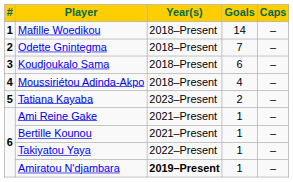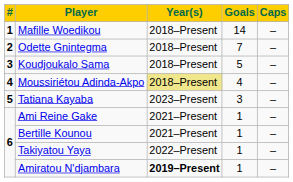(240, 64) 6 -> (240, 64) 5
(183, 82) no background -> (183, 82) khaki background
(240, 99) 2 -> (240, 99) 3
